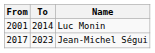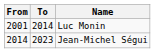(17, 40) 2017 -> (17, 40) 2014
